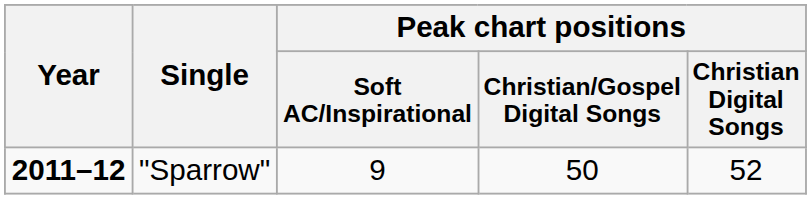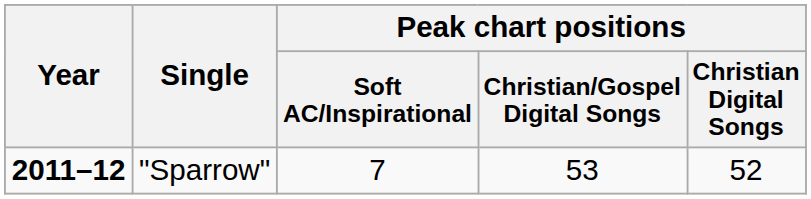(377, 169) 9 -> (377, 169) 7
(582, 169) 50 -> (582, 169) 53
